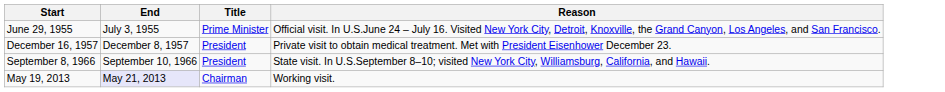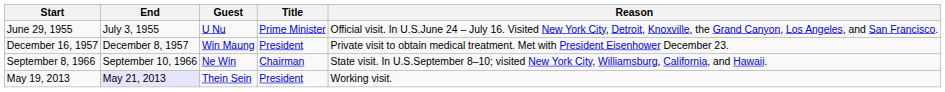+ column: (228, 12)
(224, 62) President -> (282, 62) Chairman
(224, 78) Chairman -> (281, 78) President
